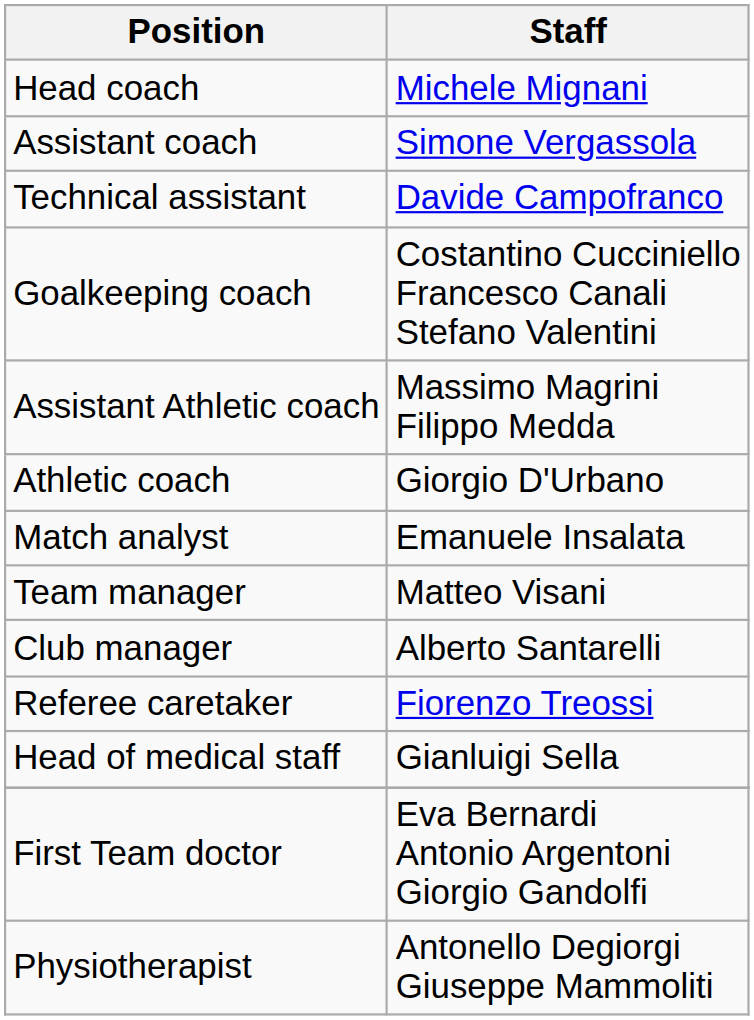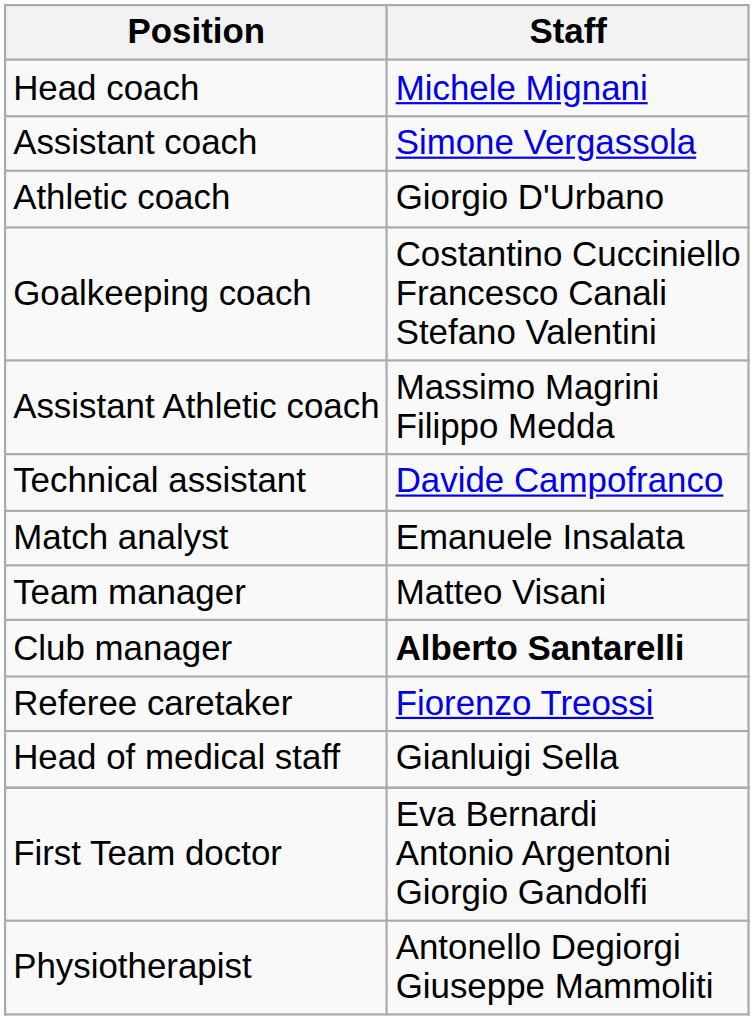rows swapped: (122, 481) <-> (160, 198)
(528, 647) normal -> (540, 647) bold
